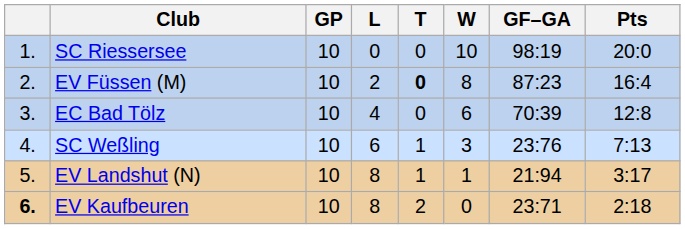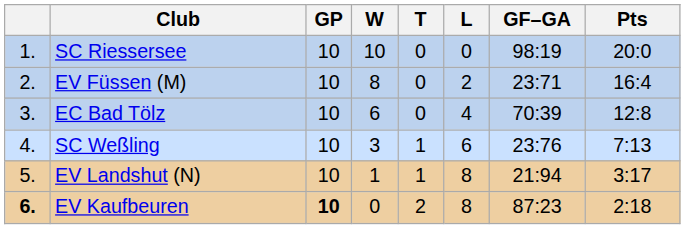columns swapped: (467, 20) <-> (375, 20)
(421, 82) bold -> (421, 82) normal
(537, 82) 87:23 -> (537, 82) 23:71
(329, 207) normal -> (329, 207) bold
(537, 207) 23:71 -> (537, 207) 87:23
